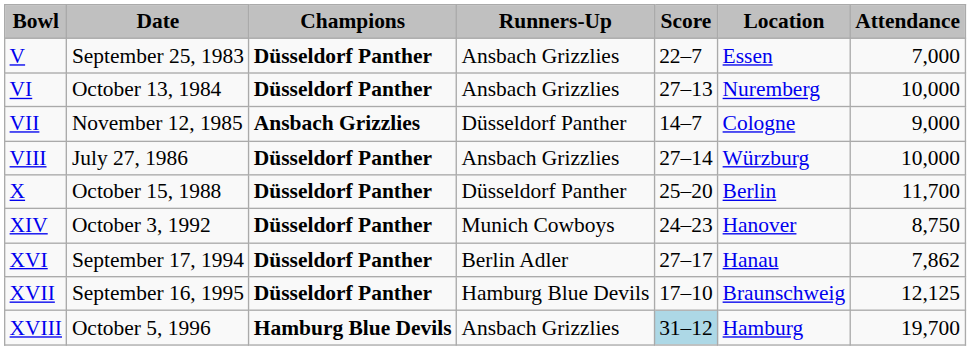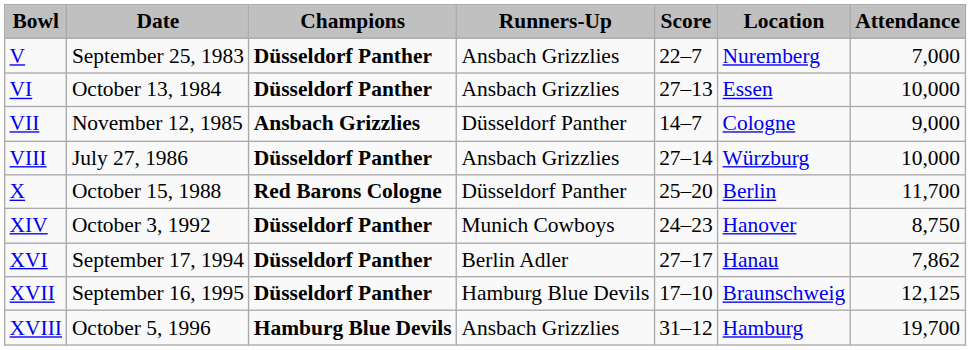(748, 55) Essen -> (771, 55) Nuremberg
(771, 89) Nuremberg -> (748, 89) Essen
(343, 191) Düsseldorf Panther -> (348, 191) Red Barons Cologne
(686, 327) lightblue background -> (686, 327) no background
